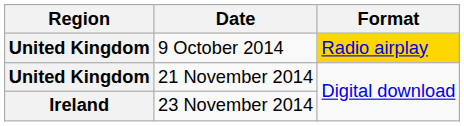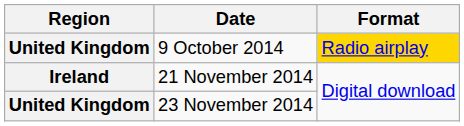(79, 76) United Kingdom -> (79, 76) Ireland
(79, 105) Ireland -> (79, 105) United Kingdom
